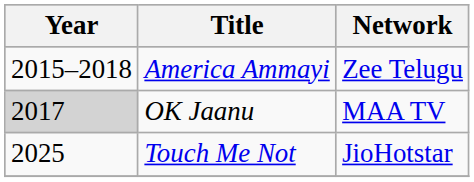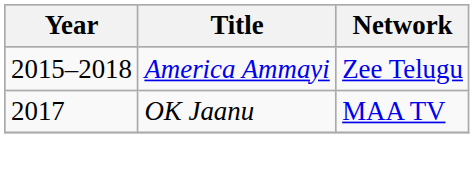(38, 111) lightgrey background -> (38, 111) no background
- row: (220, 153)
